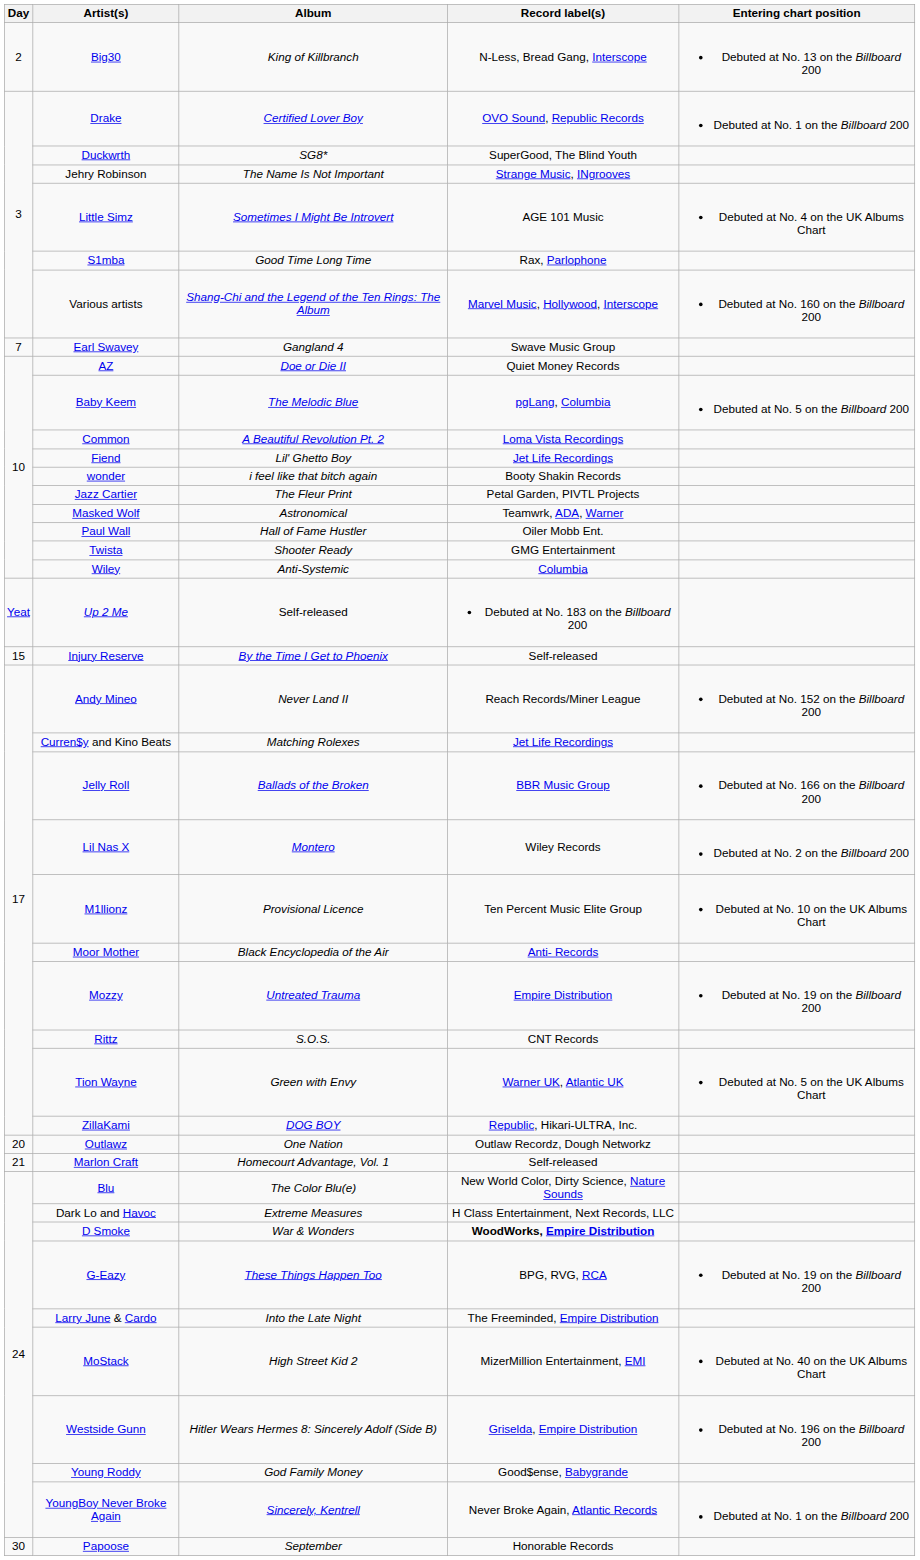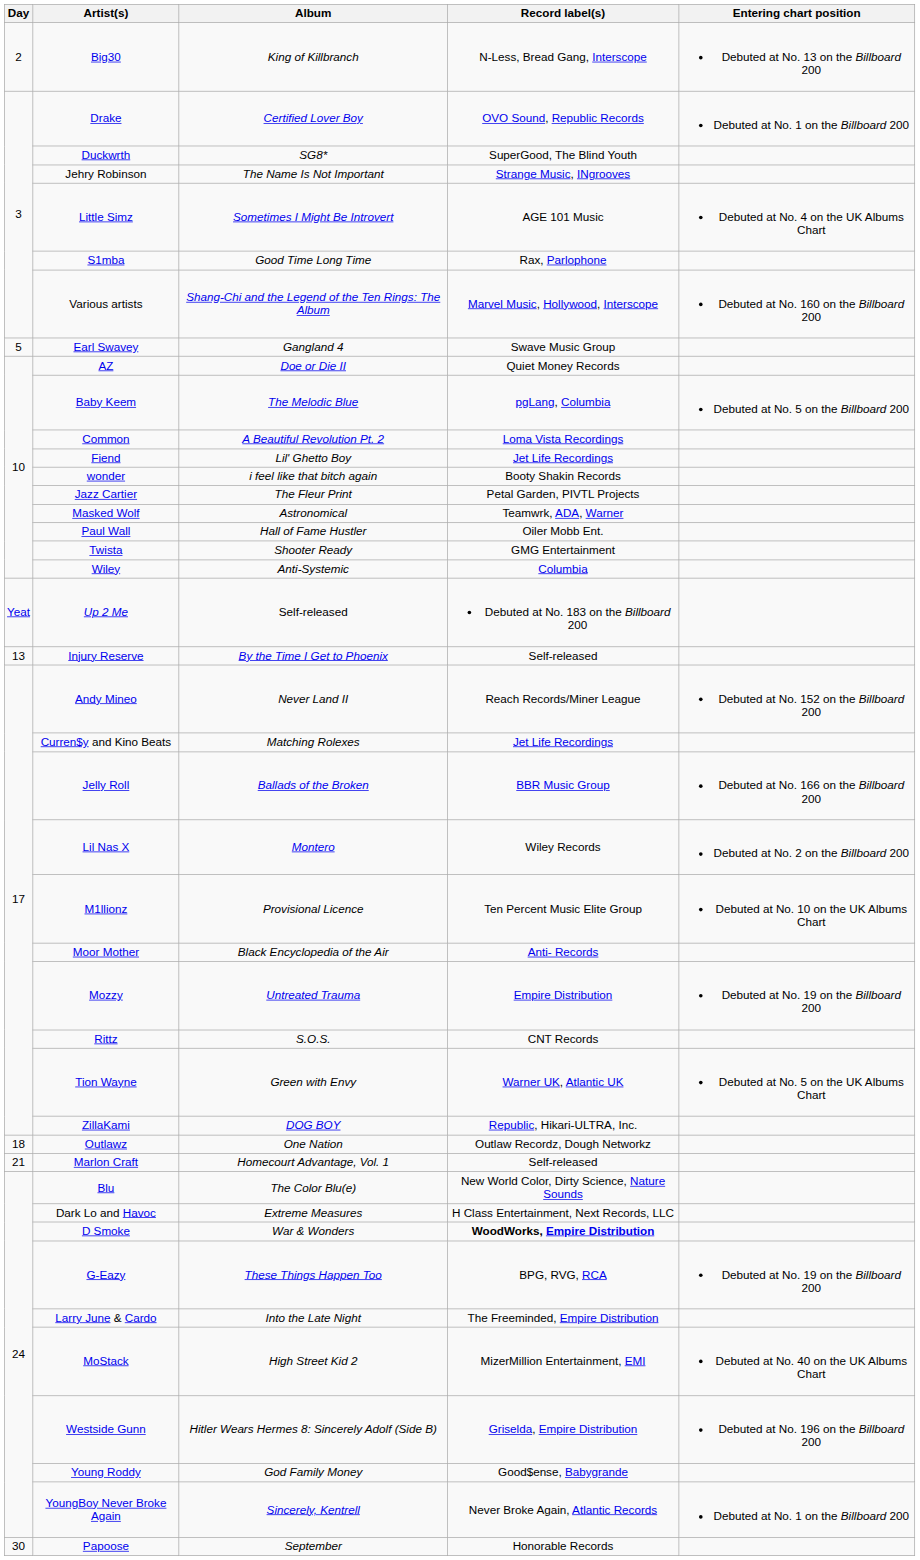(19, 347) 7 -> (19, 347) 5
(19, 655) 15 -> (19, 655) 13
(19, 1144) 20 -> (19, 1144) 18
